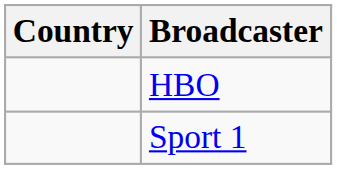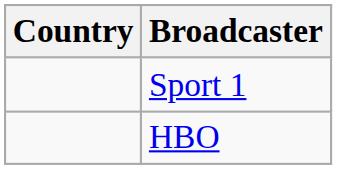rows swapped: (198, 137) <-> (184, 84)
